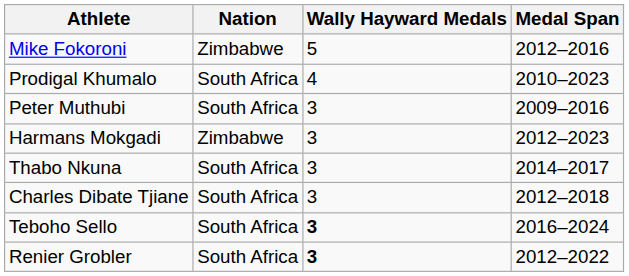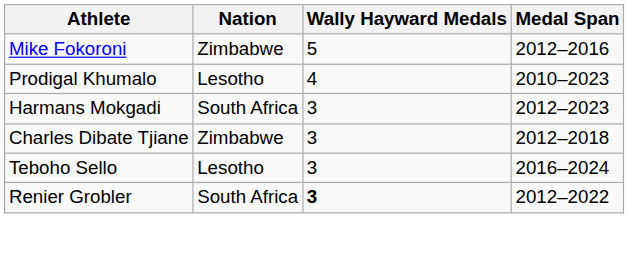(248, 78) South Africa -> (231, 78) Lesotho
- row: (67, 108)
(240, 138) Zimbabwe -> (248, 108) South Africa
- row: (65, 167)
(248, 197) South Africa -> (240, 138) Zimbabwe
(248, 227) South Africa -> (231, 167) Lesotho
(312, 227) bold -> (312, 167) normal
